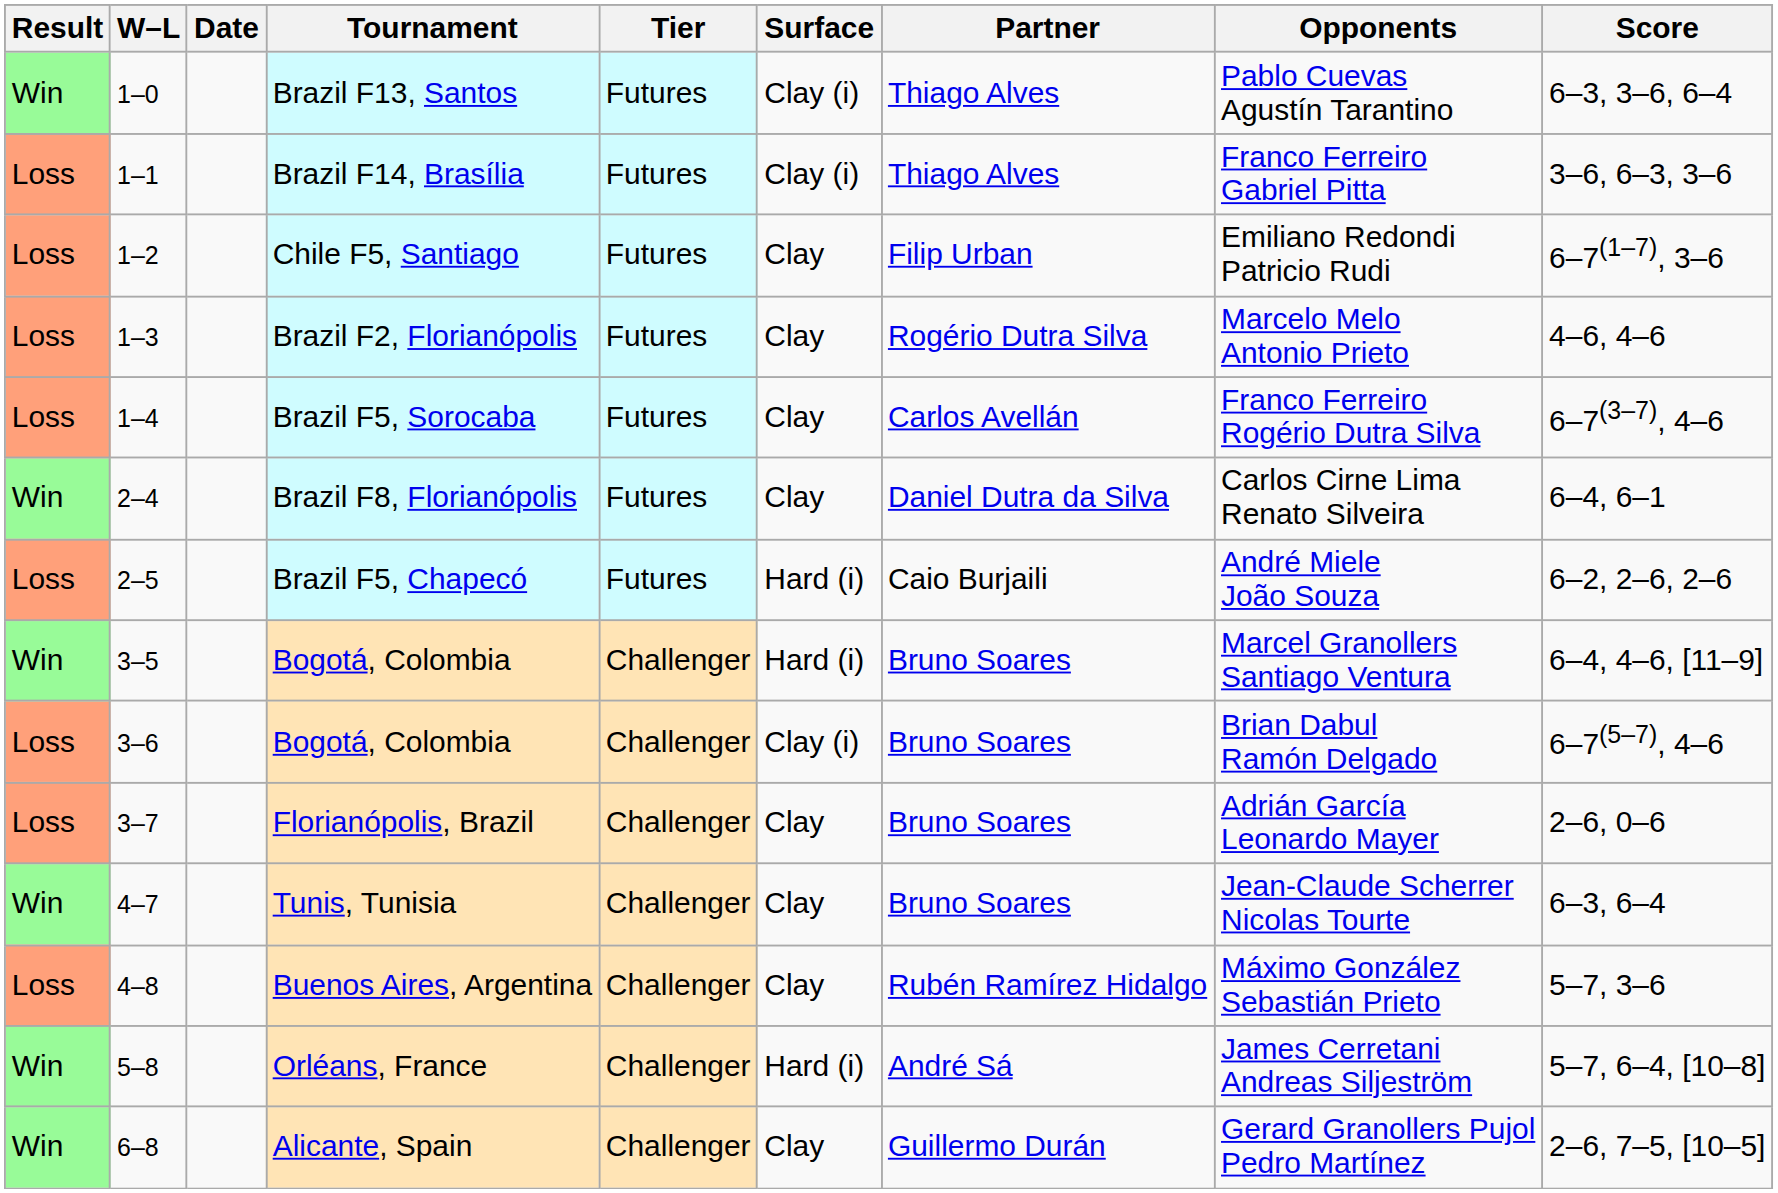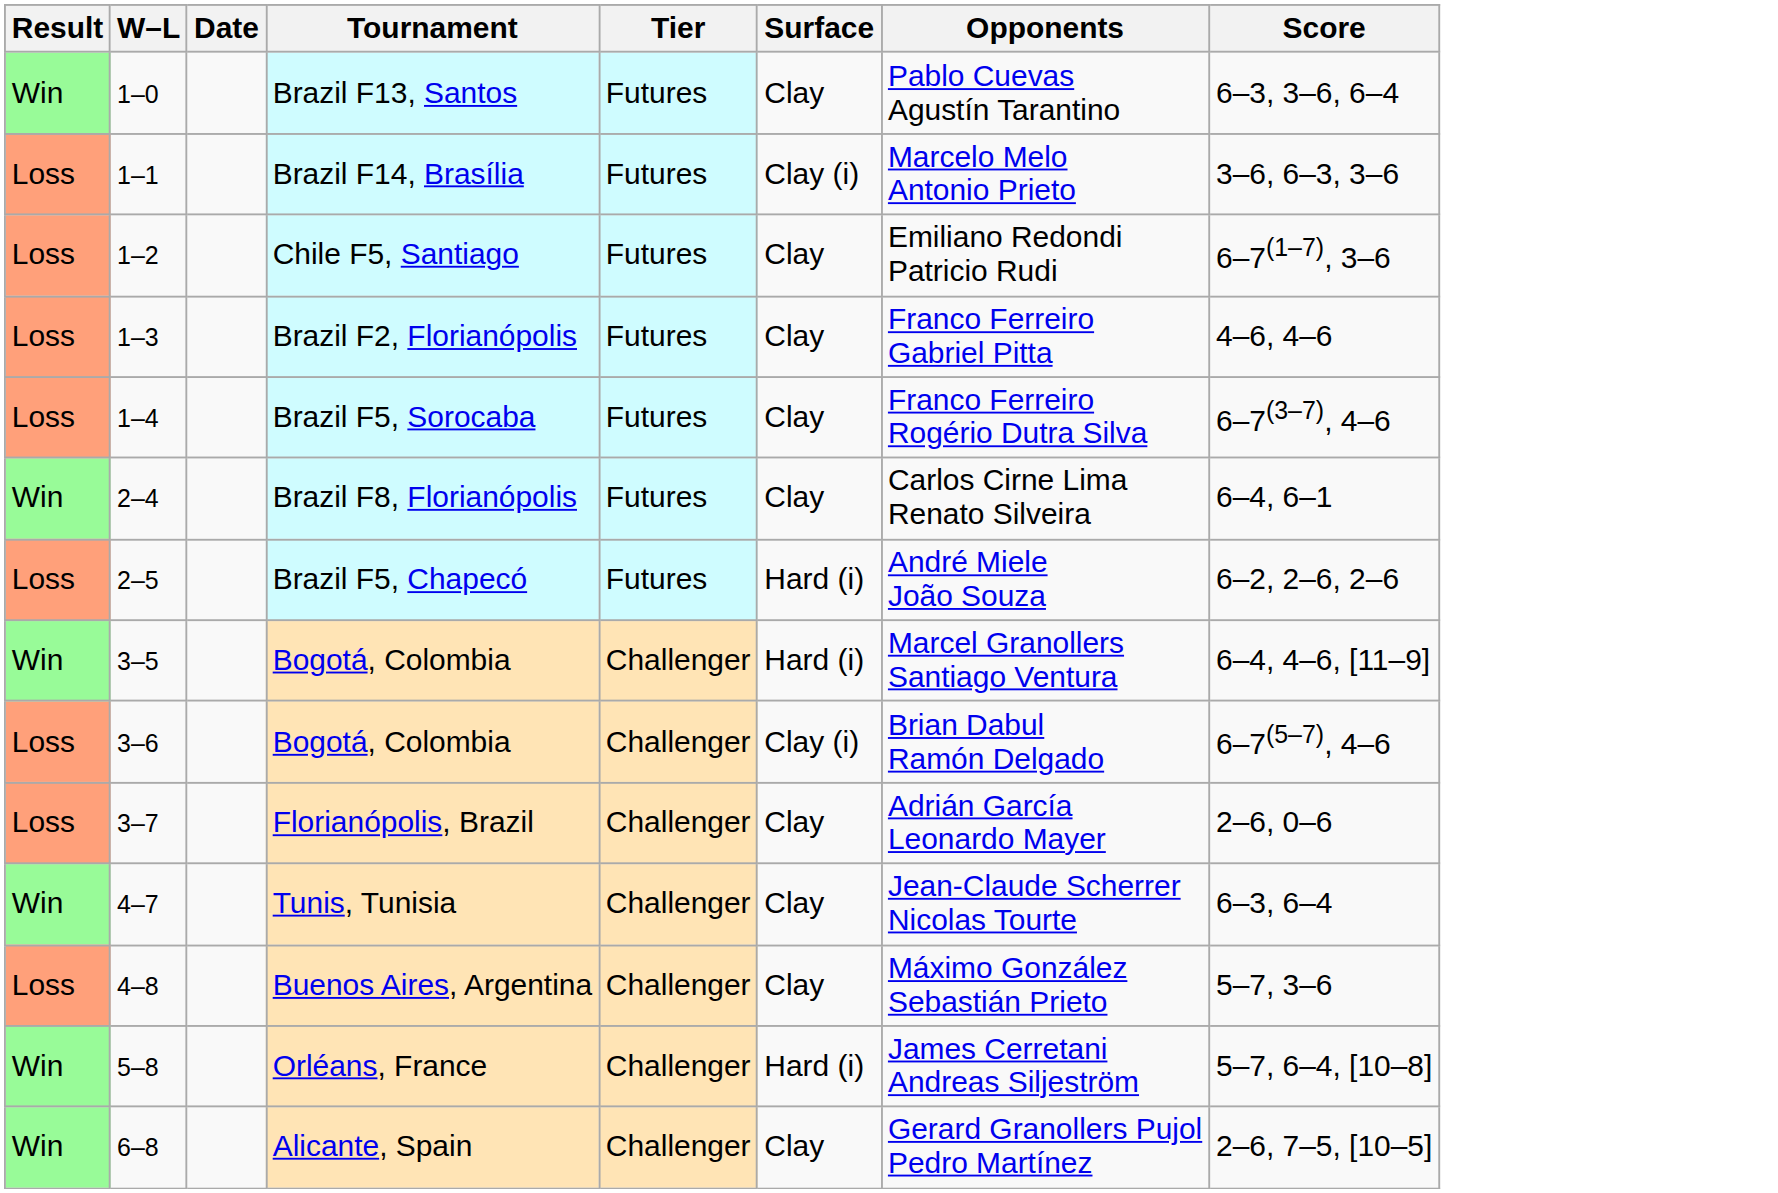- column: (1048, 28)
(812, 92) Clay (i) -> (794, 92) Clay
(1324, 173) Franco Ferreiro Gabriel Pitta -> (982, 173) Marcelo Melo Antonio Prieto
(1315, 335) Marcelo Melo Antonio Prieto -> (991, 335) Franco Ferreiro Gabriel Pitta
